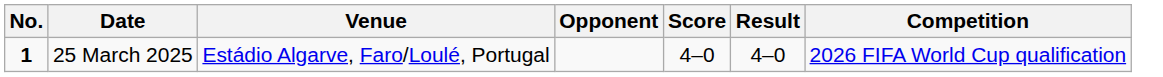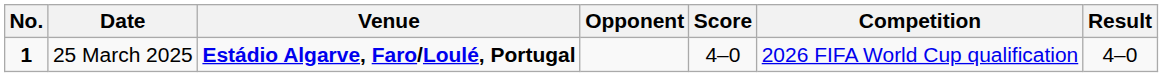columns swapped: (768, 21) <-> (968, 21)
(376, 54) normal -> (389, 54) bold
